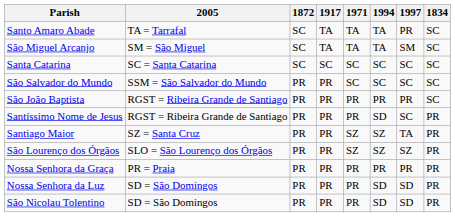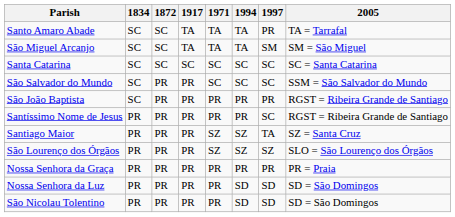columns swapped: (437, 13) <-> (207, 13)
(380, 116) SD -> (241, 116) PR
